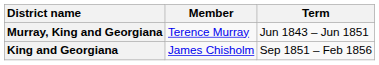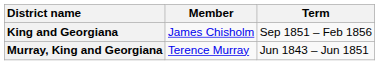rows swapped: (85, 32) <-> (63, 50)
